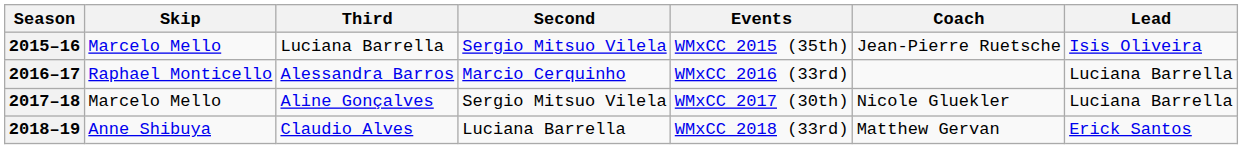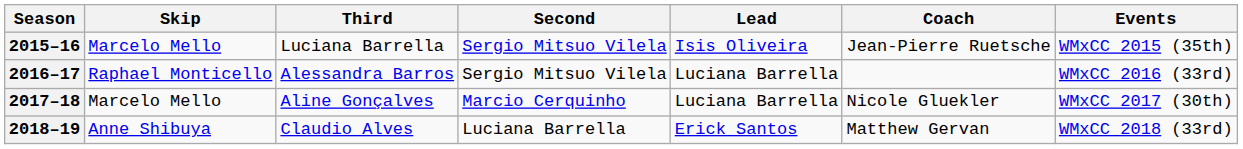columns swapped: (1151, 19) <-> (762, 19)
(544, 74) Marcio Cerquinho -> (564, 74) Sergio Mitsuo Vilela
(564, 102) Sergio Mitsuo Vilela -> (544, 102) Marcio Cerquinho
